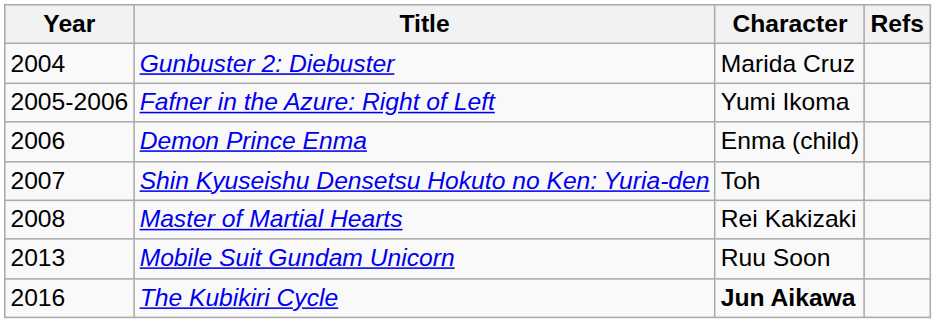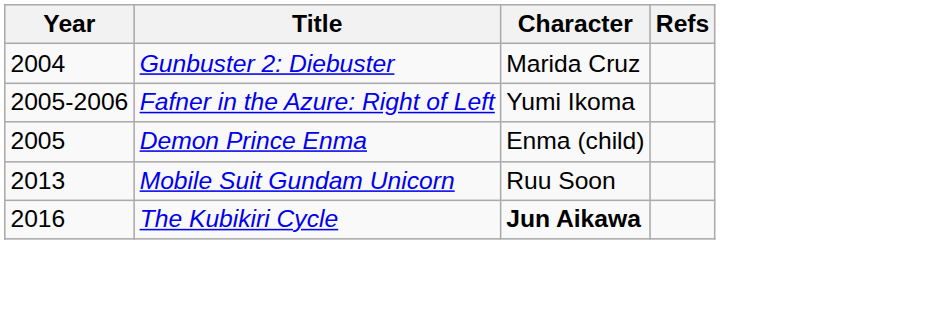(38, 141) 2006 -> (38, 141) 2005
- row: (425, 180)
- row: (271, 219)
